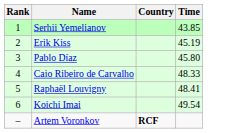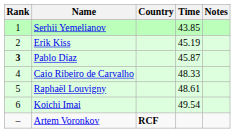+ column: (216, 12)
(18, 58) normal -> (18, 58) bold
(189, 58) 45.80 -> (189, 58) 45.87
(189, 89) 48.41 -> (189, 89) 48.61
